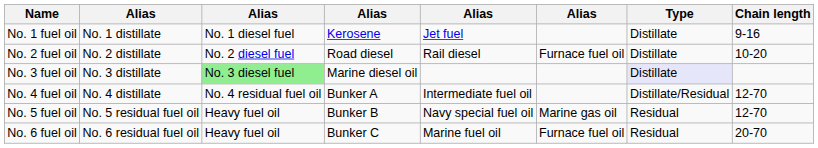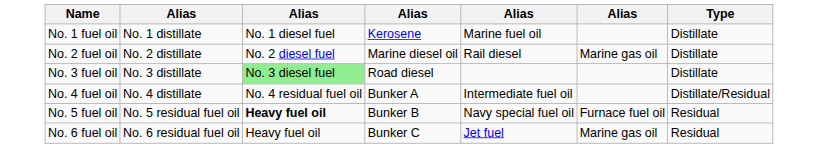- column: (773, 14)
(443, 34) Jet fuel -> (502, 34) Marine fuel oil
(360, 53) Road diesel -> (413, 53) Marine diesel oil
(582, 53) Furnace fuel oil -> (619, 53) Marine gas oil
(372, 73) Marine diesel oil -> (401, 73) Road diesel
(654, 73) lavender background -> (694, 73) no background
(242, 113) normal -> (286, 113) bold
(578, 113) Marine gas oil -> (622, 113) Furnace fuel oil
(462, 133) Marine fuel oil -> (484, 133) Jet fuel
(582, 133) Furnace fuel oil -> (619, 133) Marine gas oil
